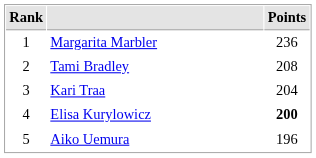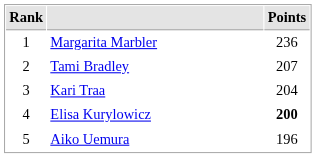(287, 66) 208 -> (287, 66) 207
